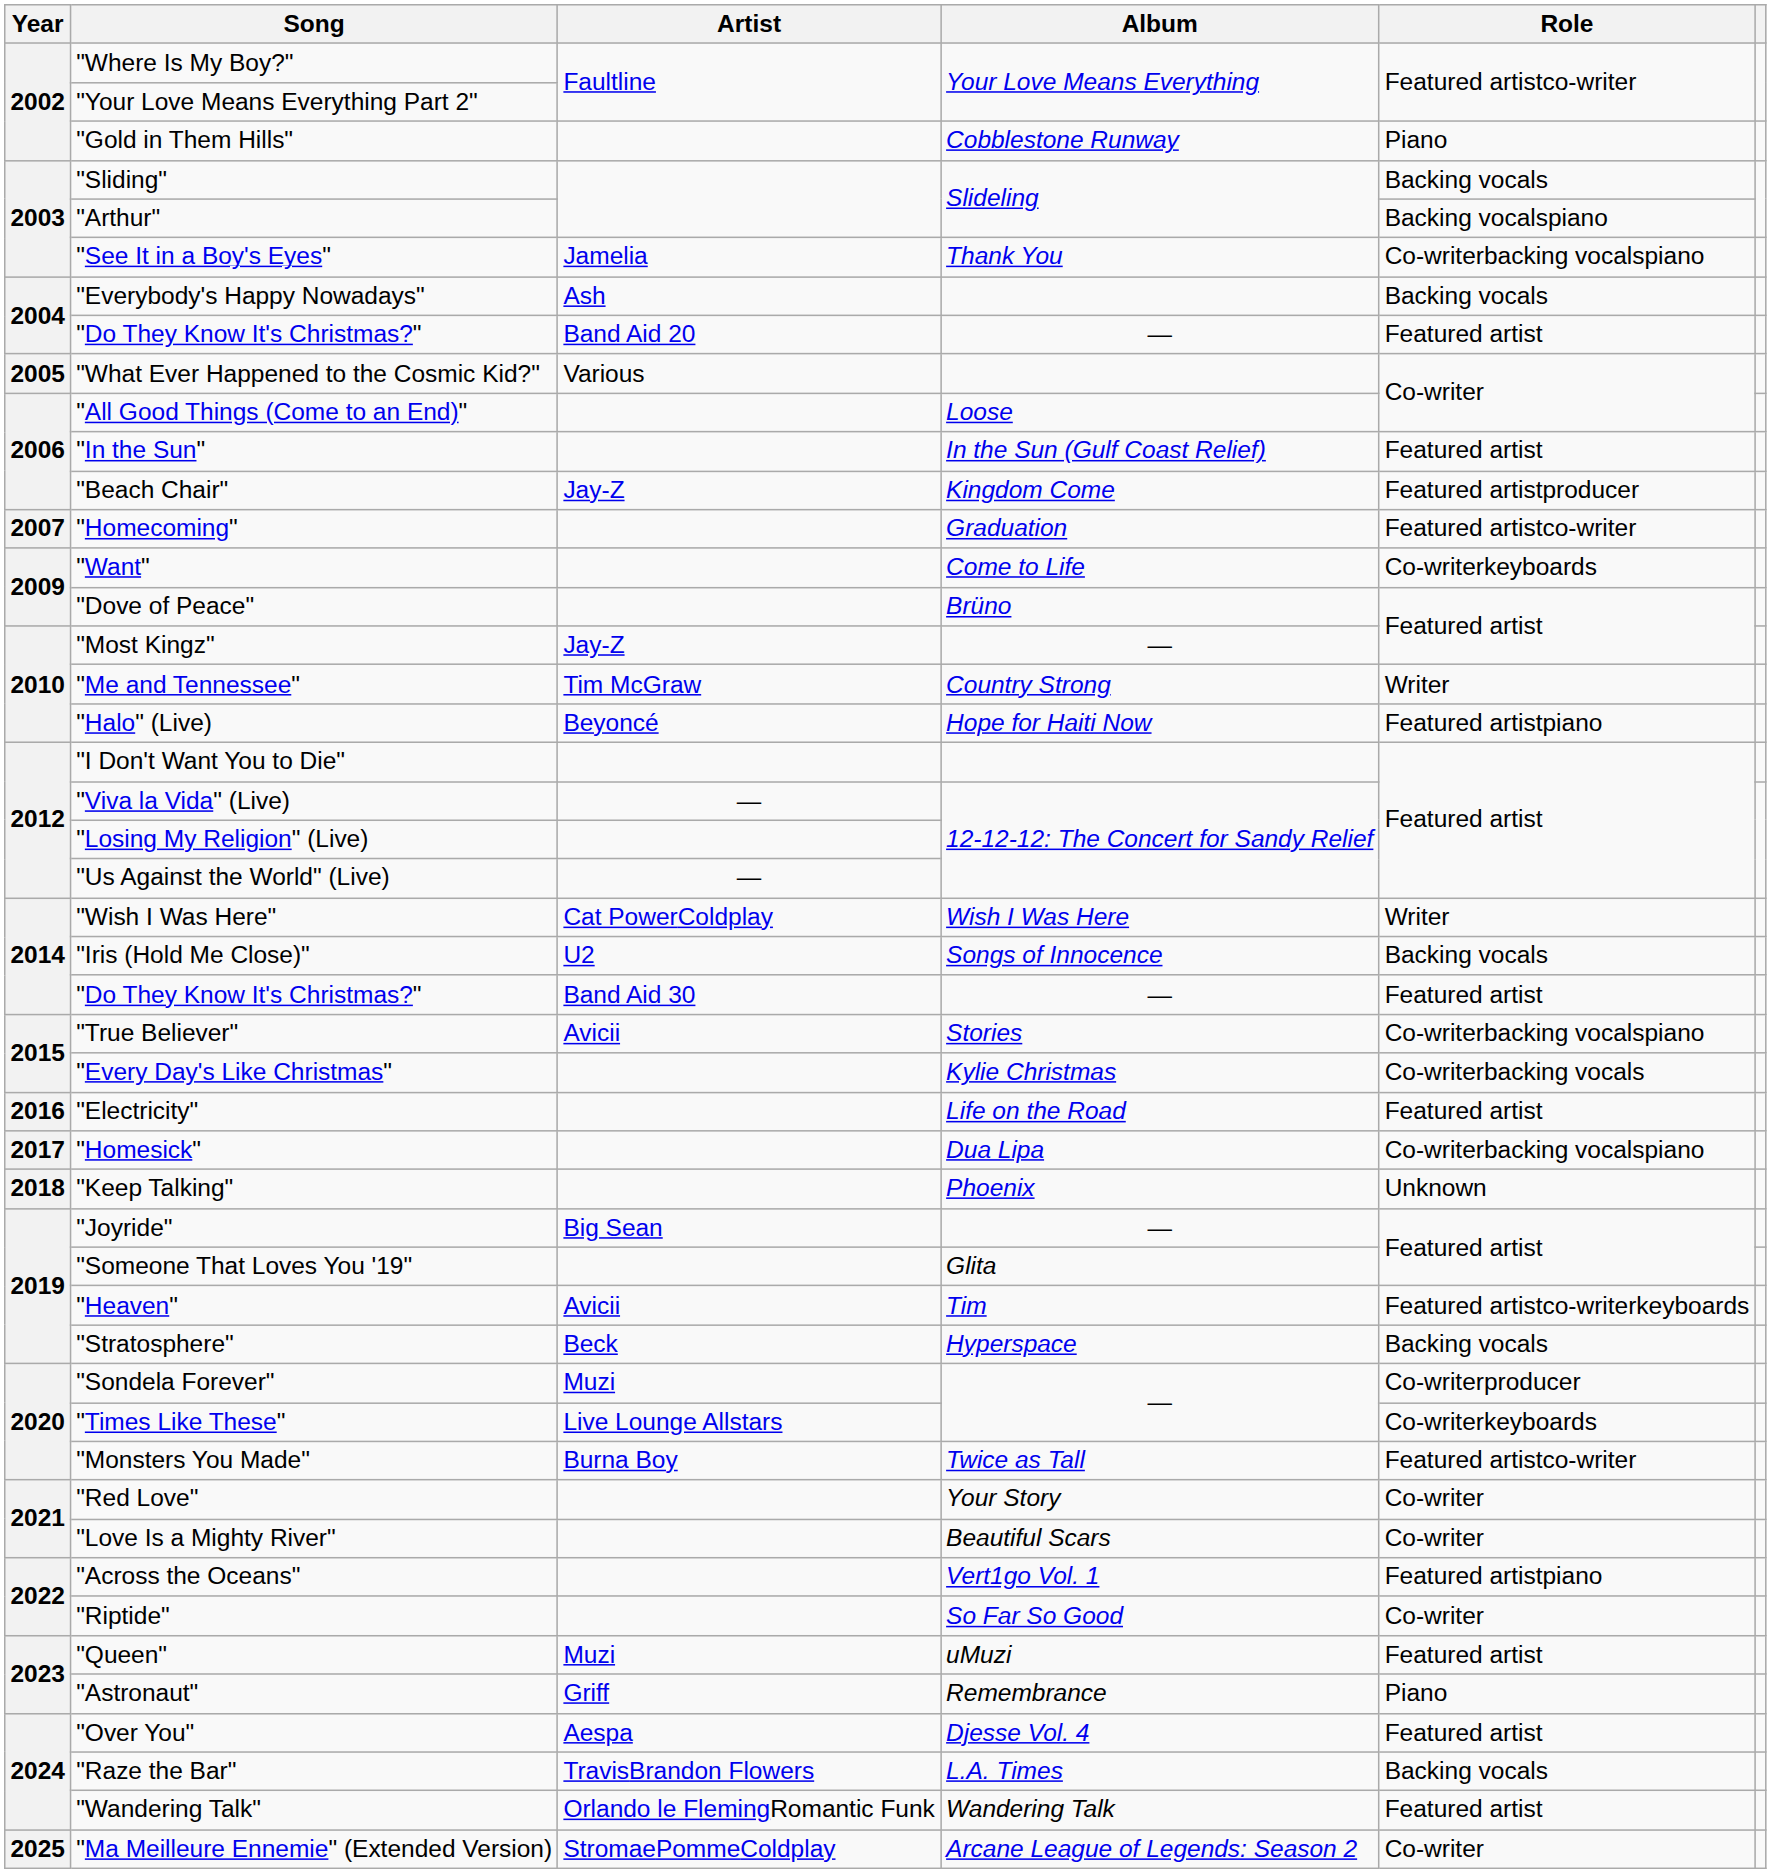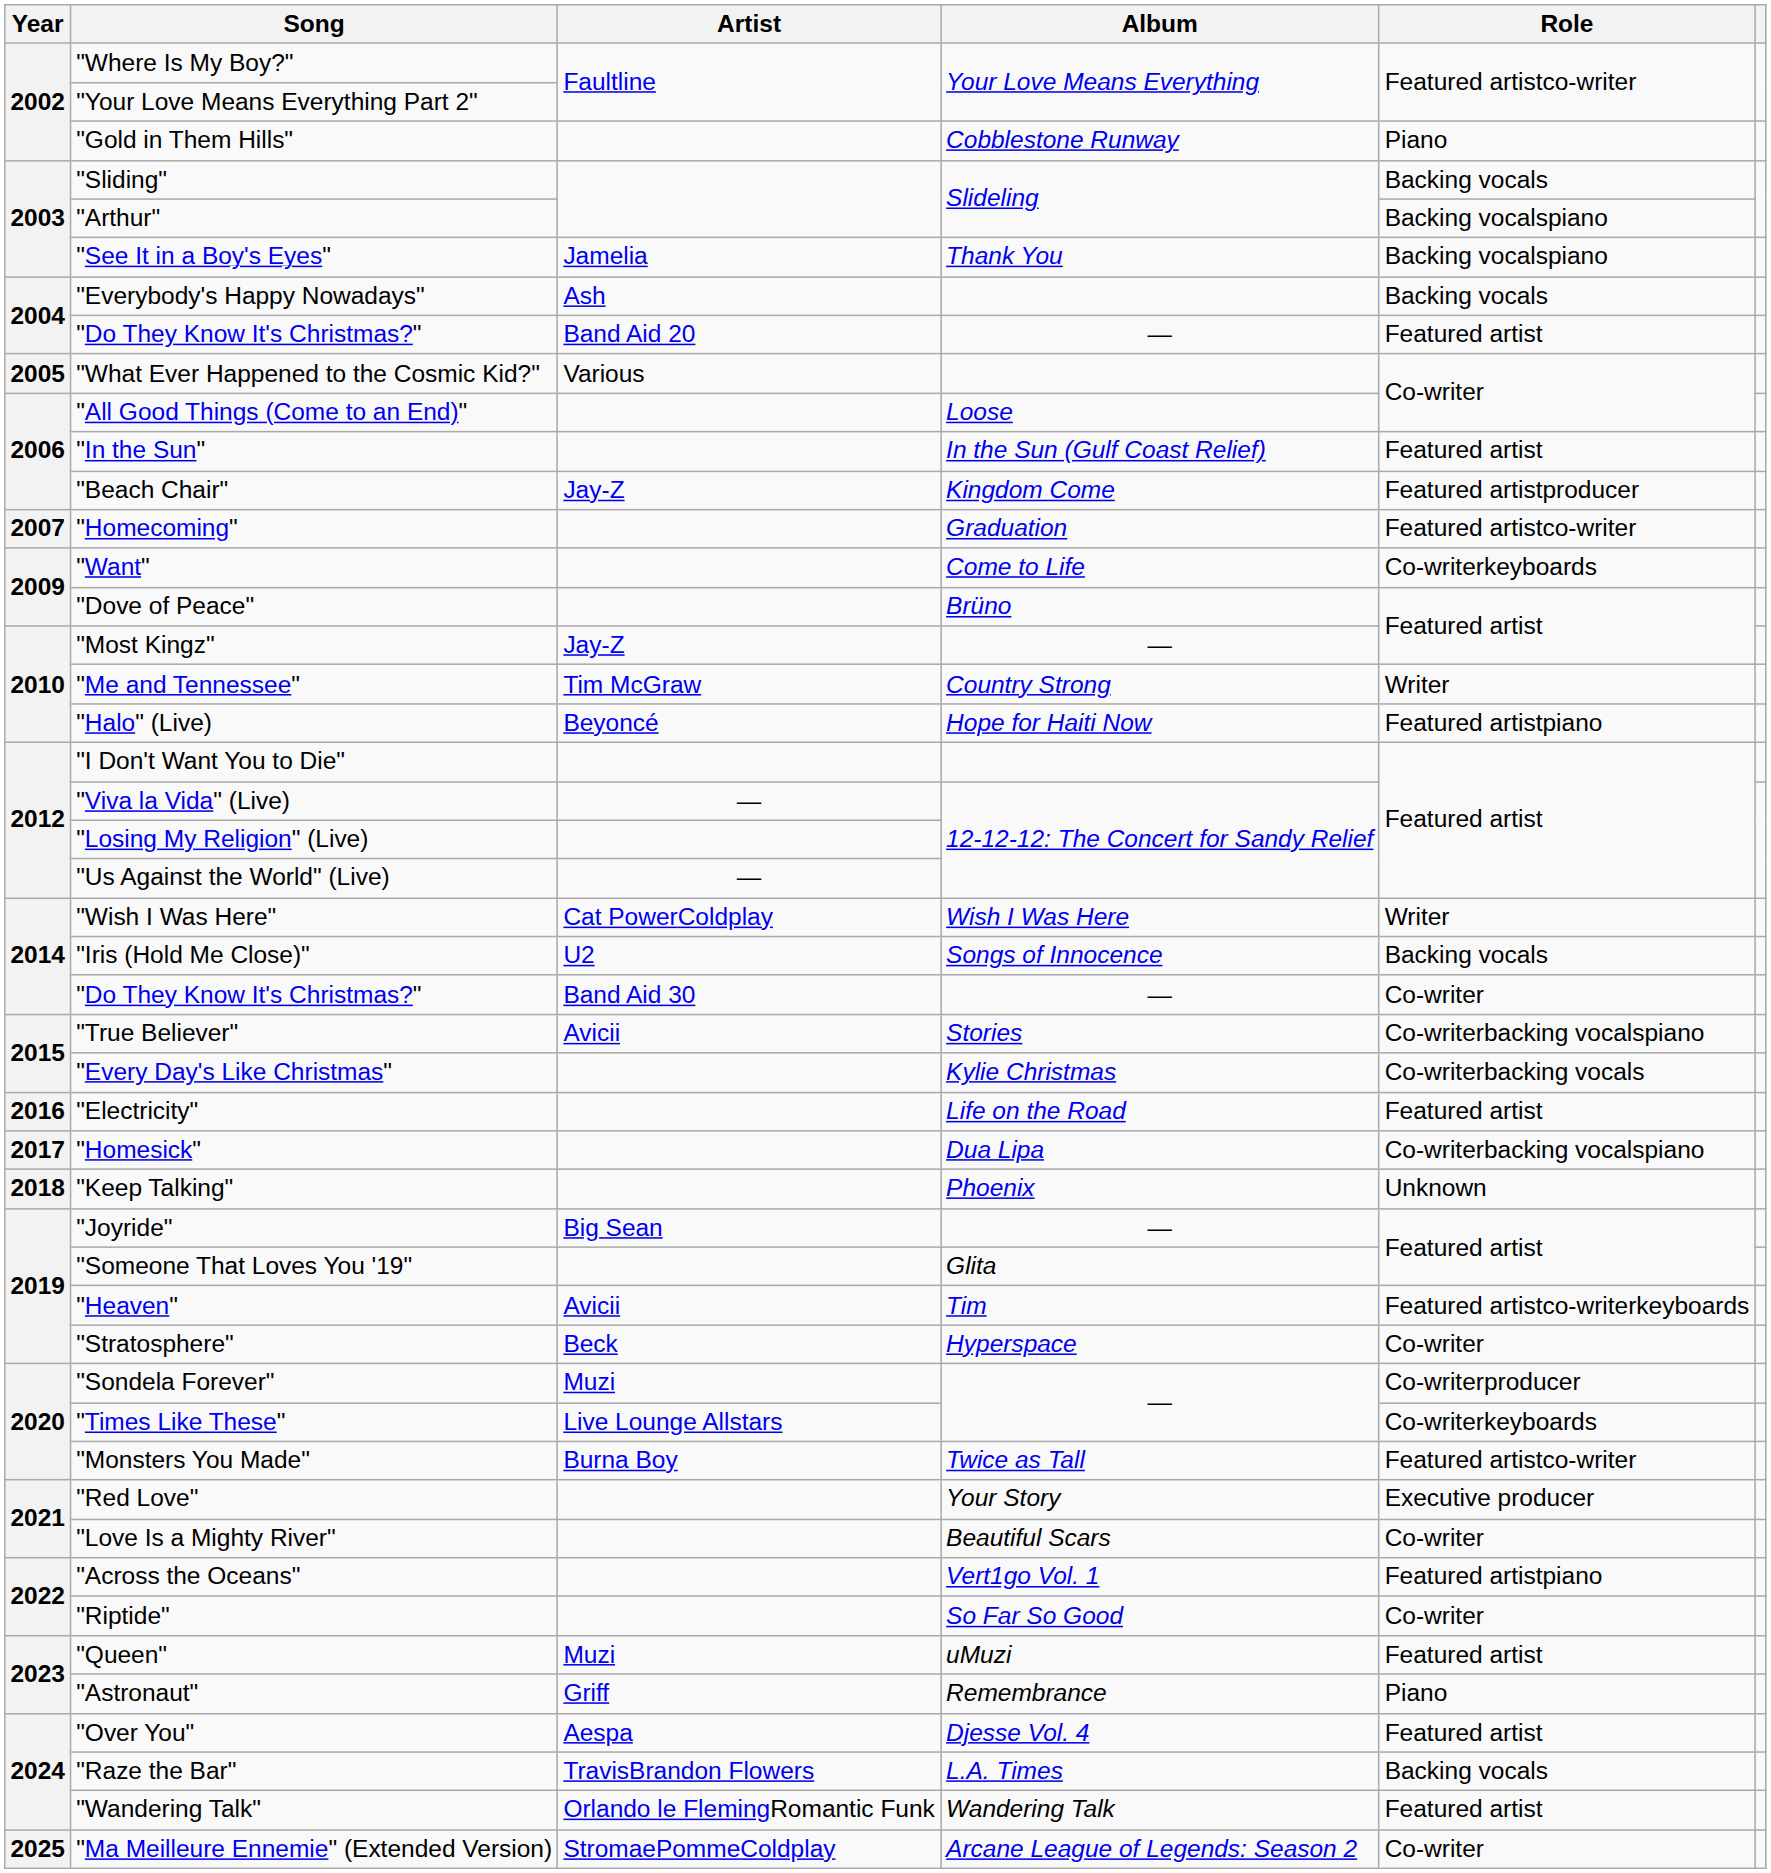(1545, 256) Co-writerbacking vocalspiano -> (1496, 256) Backing vocalspiano
(1464, 994) Featured artist -> (1434, 994) Co-writer
(1466, 1343) Backing vocals -> (1434, 1343) Co-writer
(1434, 1499) Co-writer -> (1489, 1499) Executive producer
